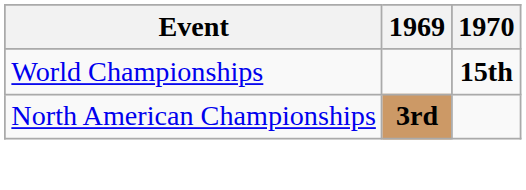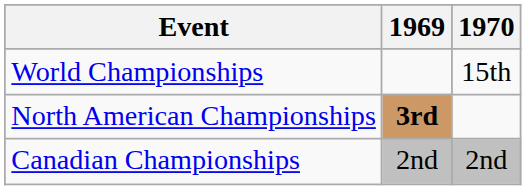(486, 71) bold -> (486, 71) normal
+ row: (156, 160)
